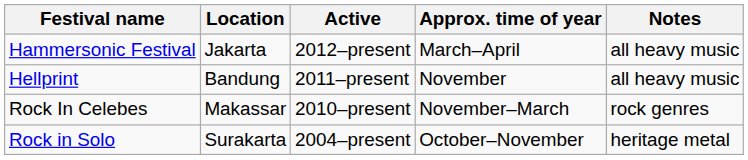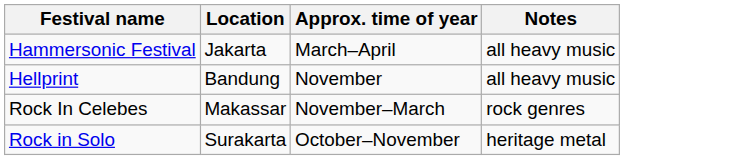- column: (353, 19)
